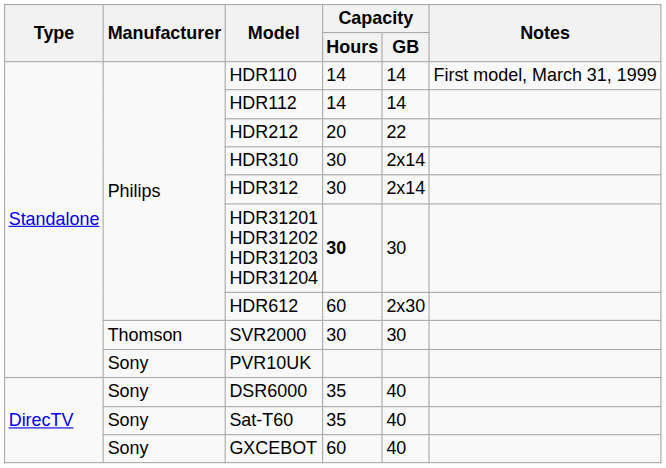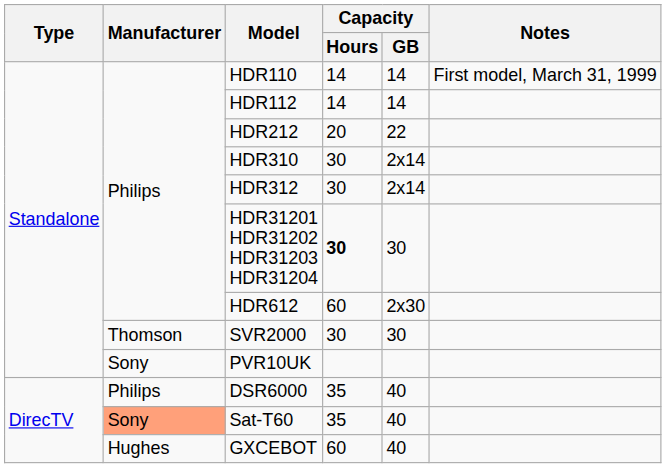(128, 391) Sony -> (134, 391) Philips
(128, 420) no background -> (128, 420) lightsalmon background
(128, 448) Sony -> (139, 448) Hughes
